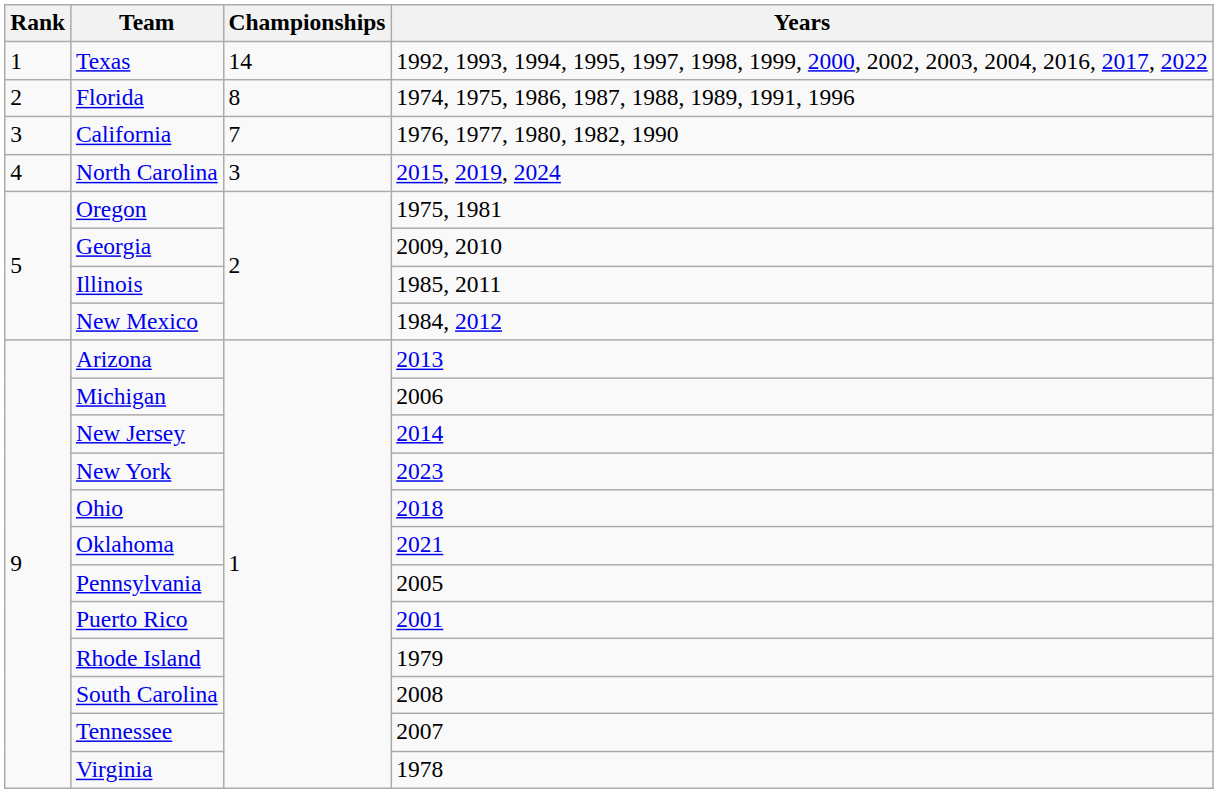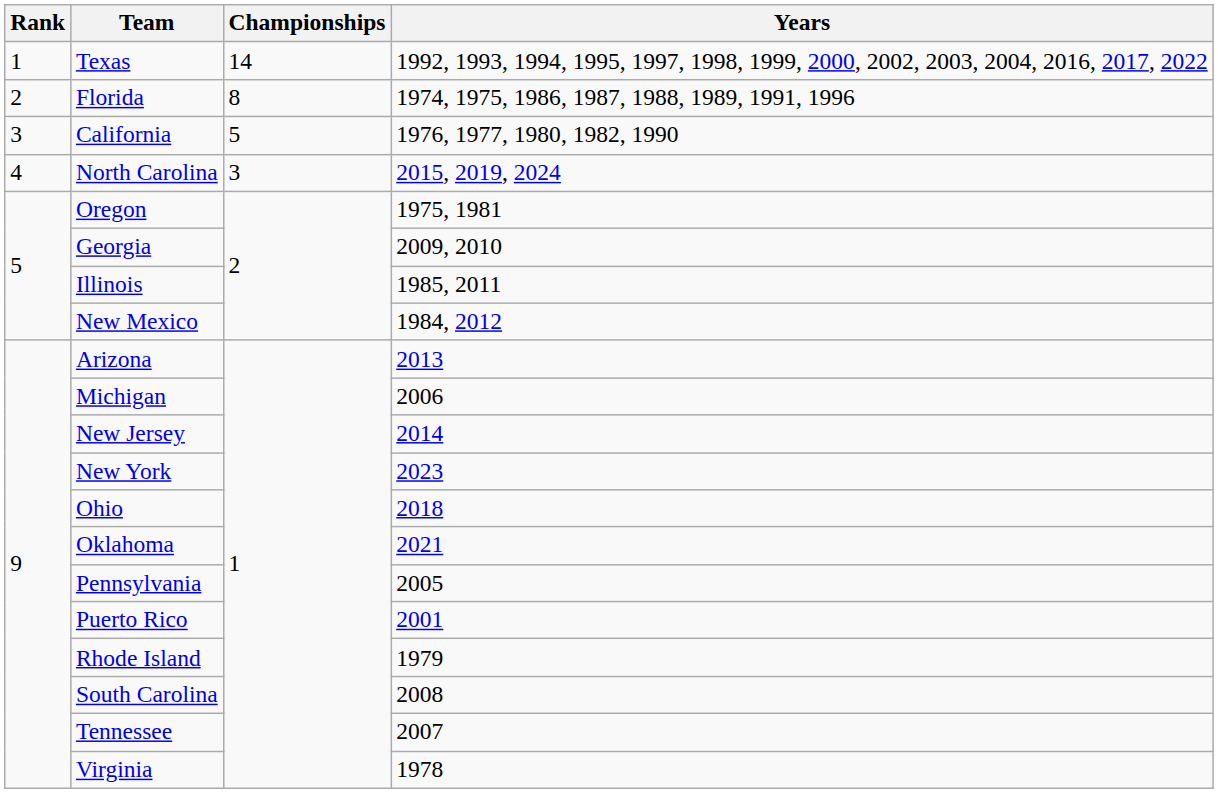(234, 135) 7 -> (234, 135) 5
